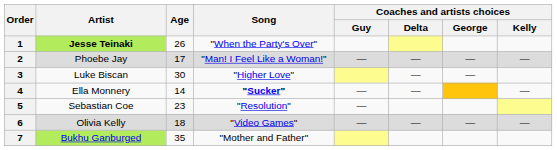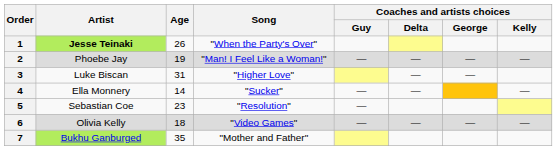(180, 59) 17 -> (180, 59) 19
(180, 75) 30 -> (180, 75) 31
(264, 91) bold -> (264, 91) normal
